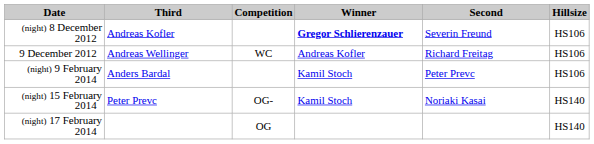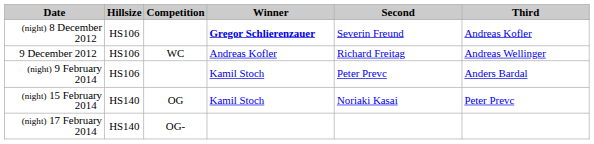columns swapped: (570, 12) <-> (168, 12)
(263, 100) OG- -> (176, 100) OG
(263, 126) OG -> (176, 126) OG-
